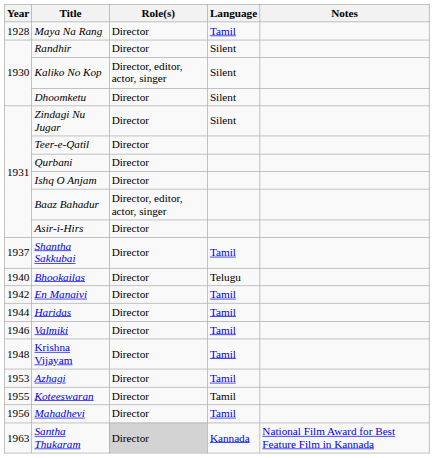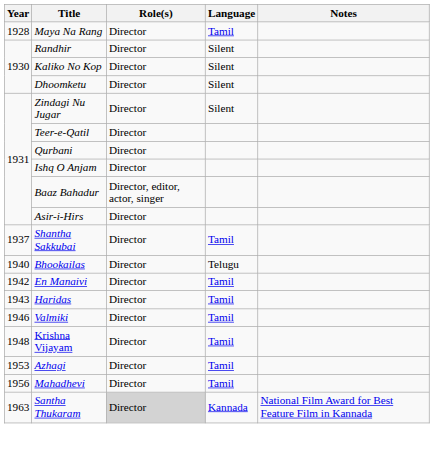(147, 72) Director, editor, actor, singer -> (128, 66) Director
(18, 312) 1944 -> (18, 299) 1943
- row: (64, 396)
